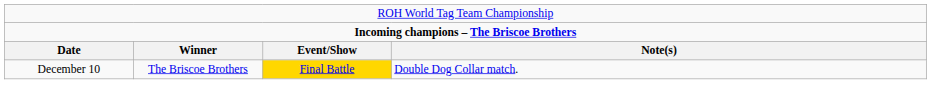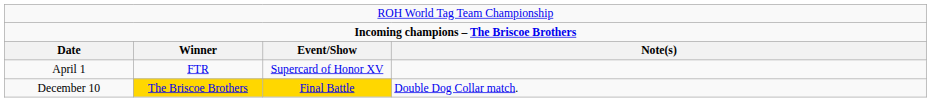+ row: (69, 69)
(198, 69) no background -> (198, 87) gold background
